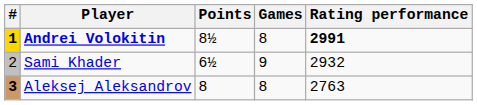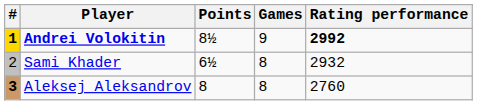(263, 41) 8 -> (263, 41) 9
(327, 41) 2991 -> (327, 41) 2992
(263, 64) 9 -> (263, 64) 8
(327, 88) 2763 -> (327, 88) 2760
